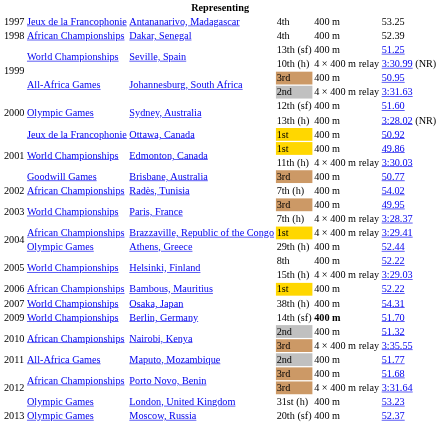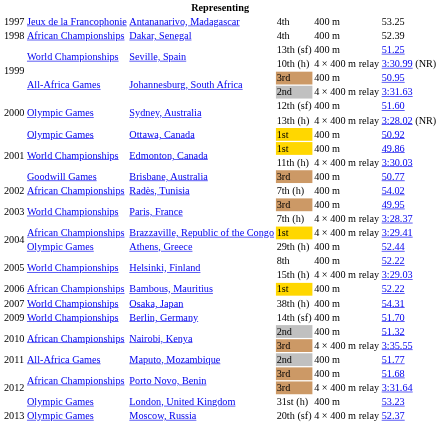(327, 120) 400 m -> (347, 120) 4 × 400 m relay
(77, 134) Jeux de la Francophonie -> (60, 134) Olympic Games
(327, 317) bold -> (327, 317) normal
(327, 416) 400 m -> (347, 416) 4 × 400 m relay
